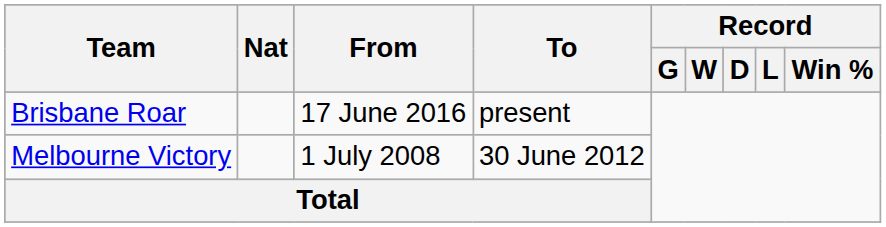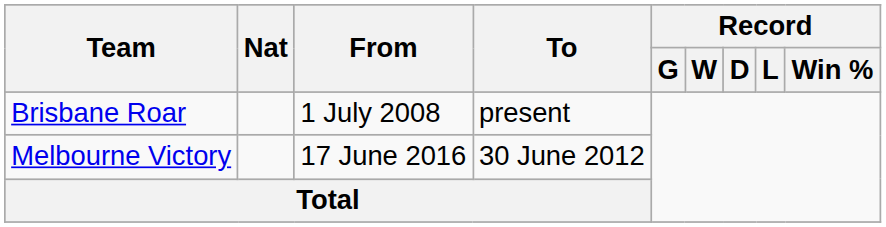(383, 112) 17 June 2016 -> (370, 112) 1 July 2008
(370, 156) 1 July 2008 -> (383, 156) 17 June 2016
